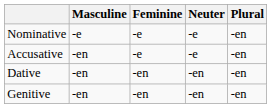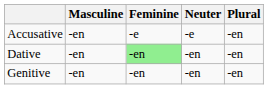- row: (37, 34)
(140, 73) no background -> (137, 53) lightgreen background
